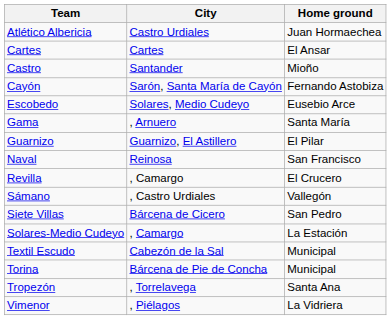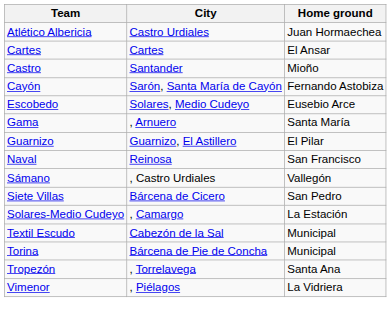- row: (24, 178)
